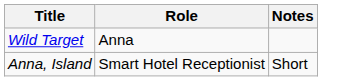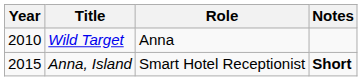+ column: (25, 16)
(290, 64) normal -> (332, 64) bold
